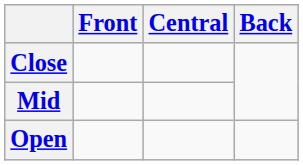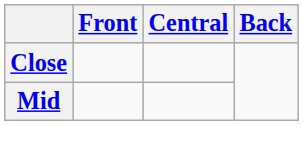- row: (39, 139)
